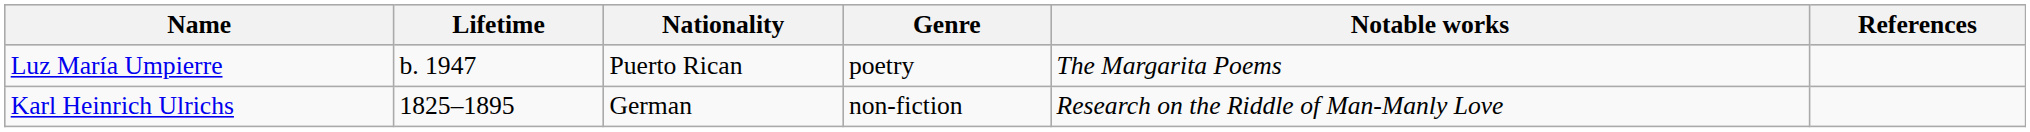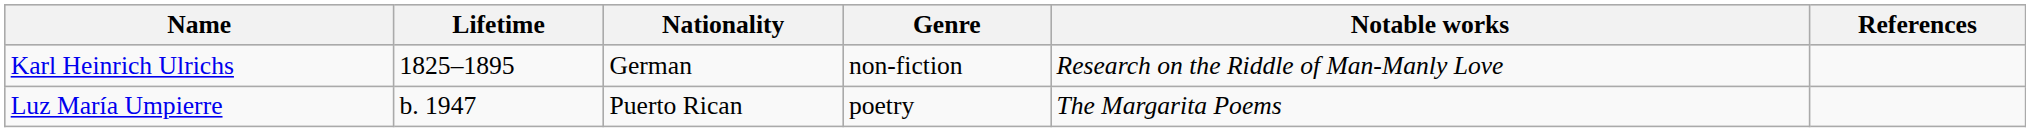rows swapped: (122, 106) <-> (117, 65)
